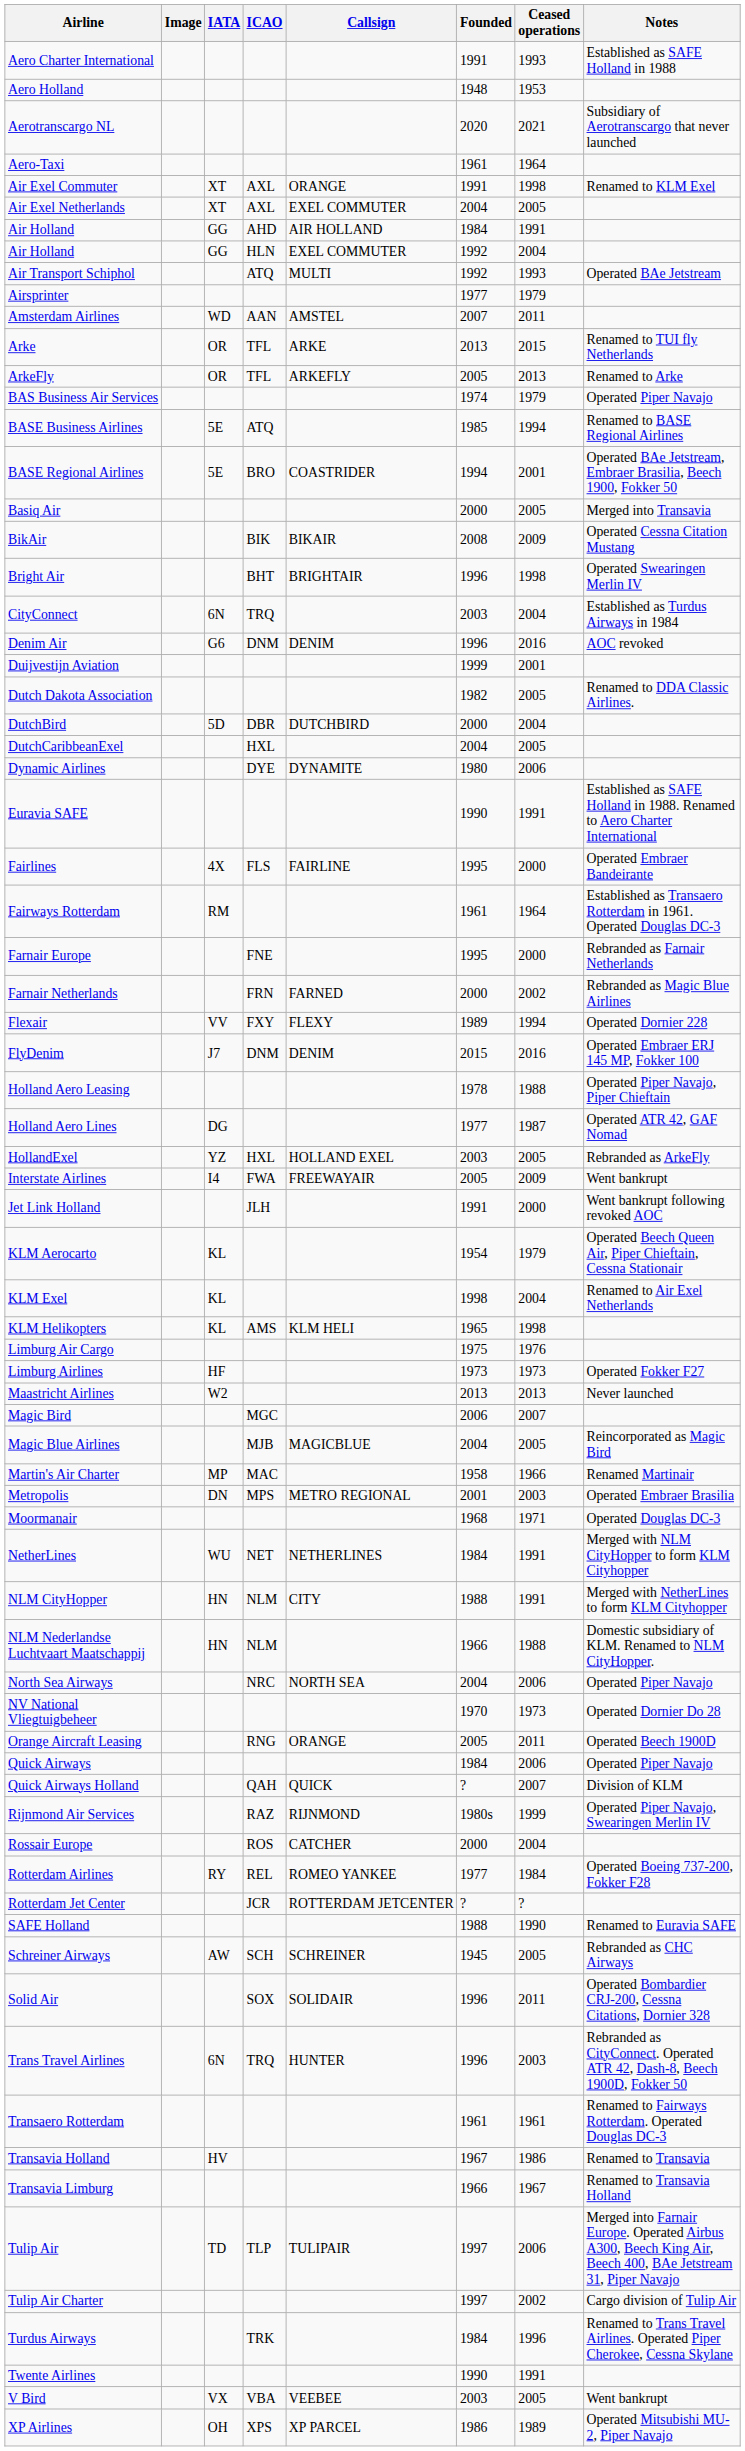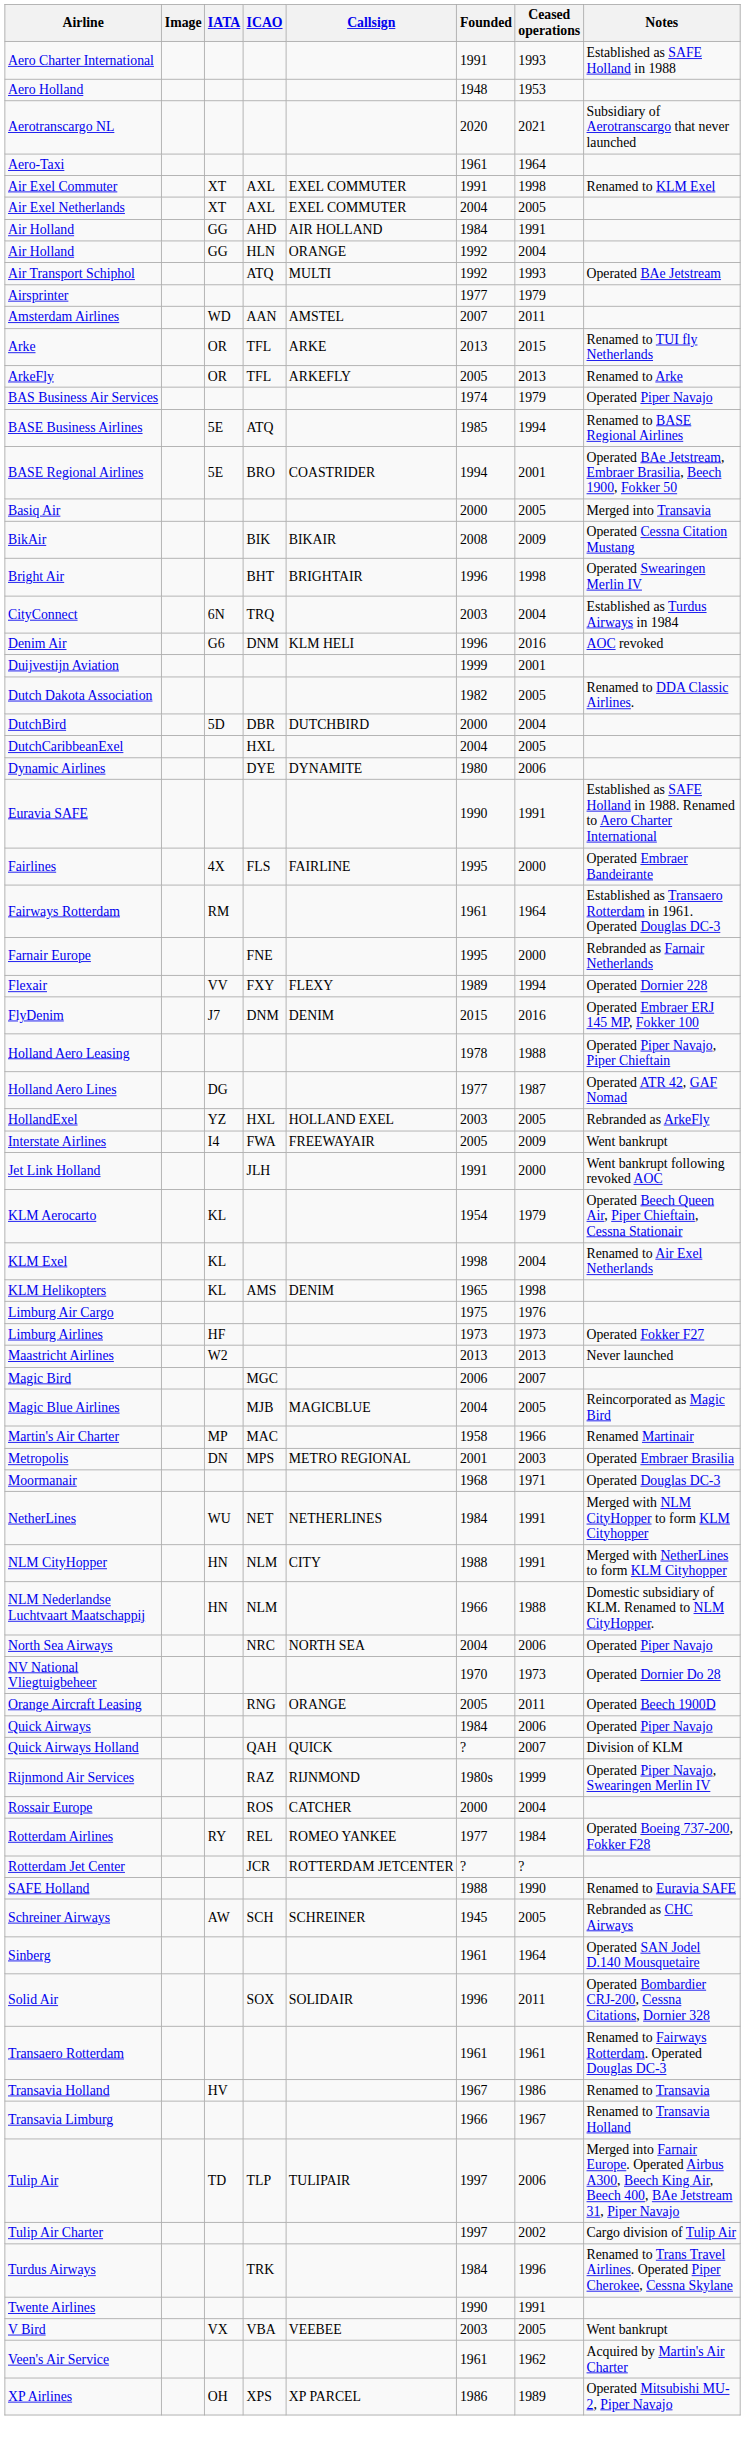(318, 186) ORANGE -> (348, 186) EXEL COMMUTER
(348, 251) EXEL COMMUTER -> (318, 251) ORANGE
(311, 643) DENIM -> (322, 643) KLM HELI
- row: (63, 993)
(322, 1328) KLM HELI -> (311, 1290) DENIM
+ row: (29, 1955)
- row: (66, 2060)
+ row: (59, 2359)
